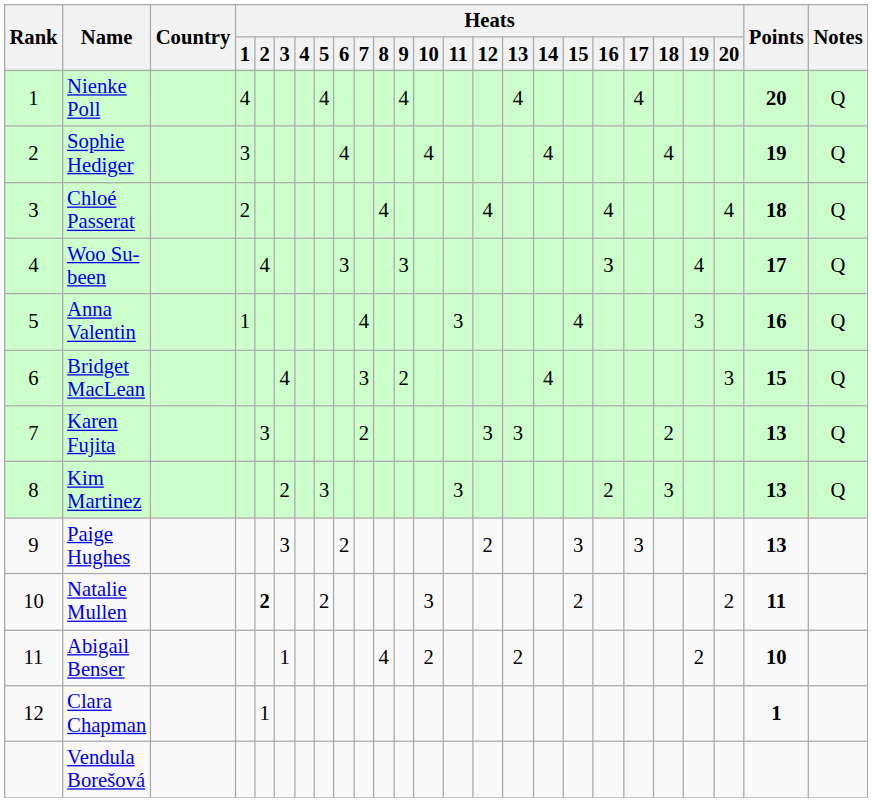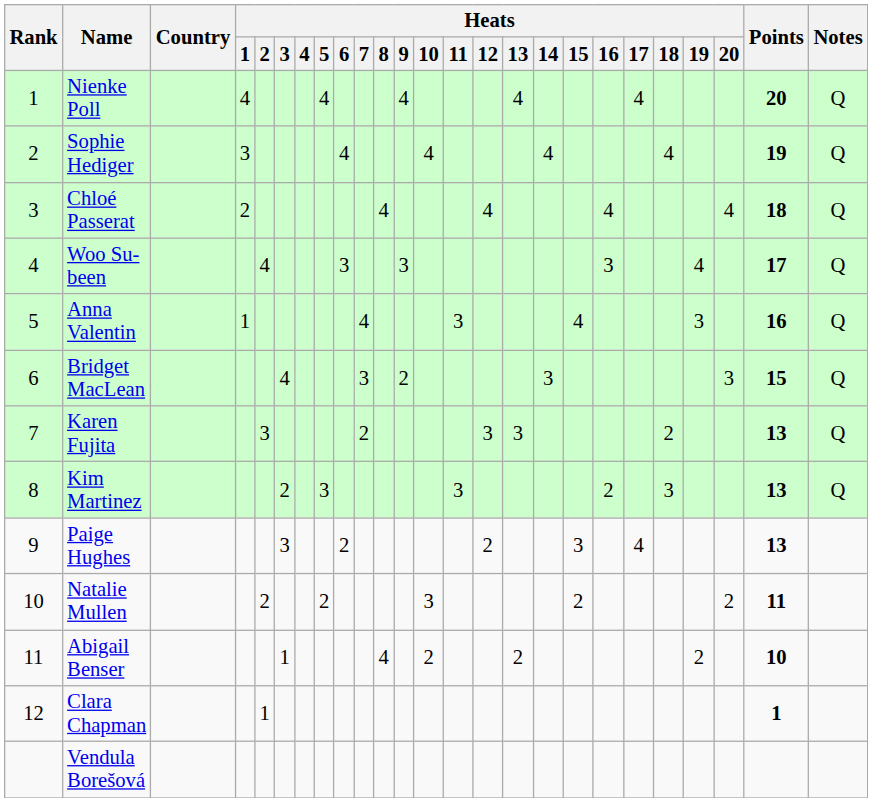(548, 377) 4 -> (548, 377) 3
(639, 545) 3 -> (639, 545) 4
(265, 601) bold -> (265, 601) normal
